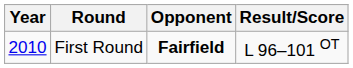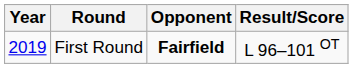(28, 47) 2010 -> (28, 47) 2019
